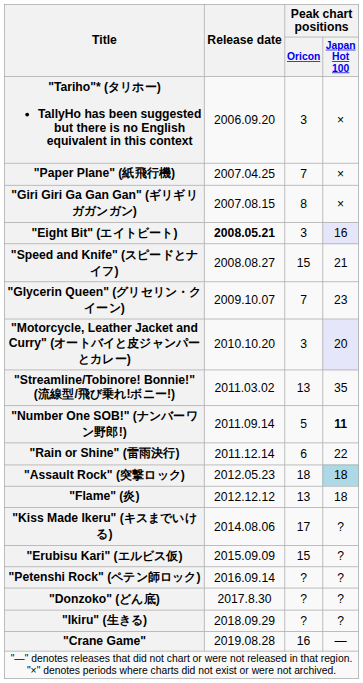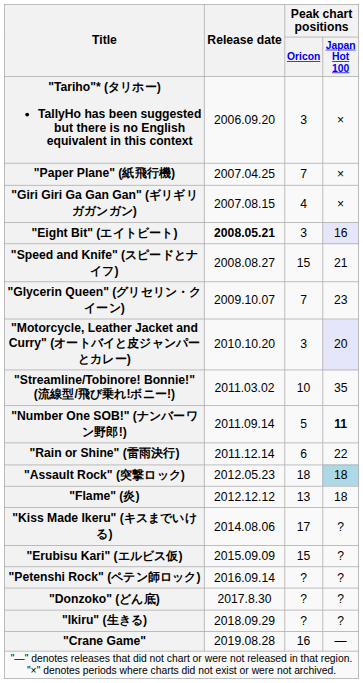(304, 203) 8 -> (304, 203) 4
(304, 388) 13 -> (304, 388) 10
